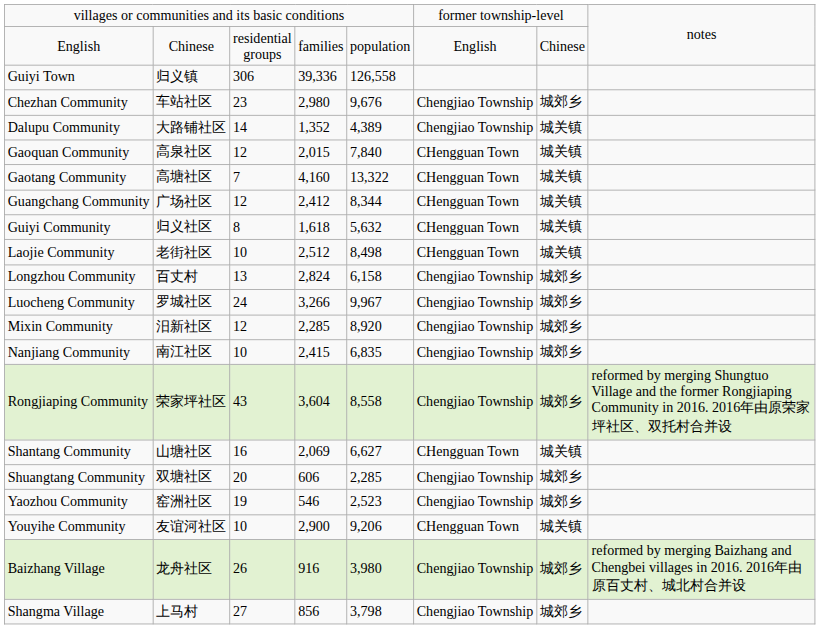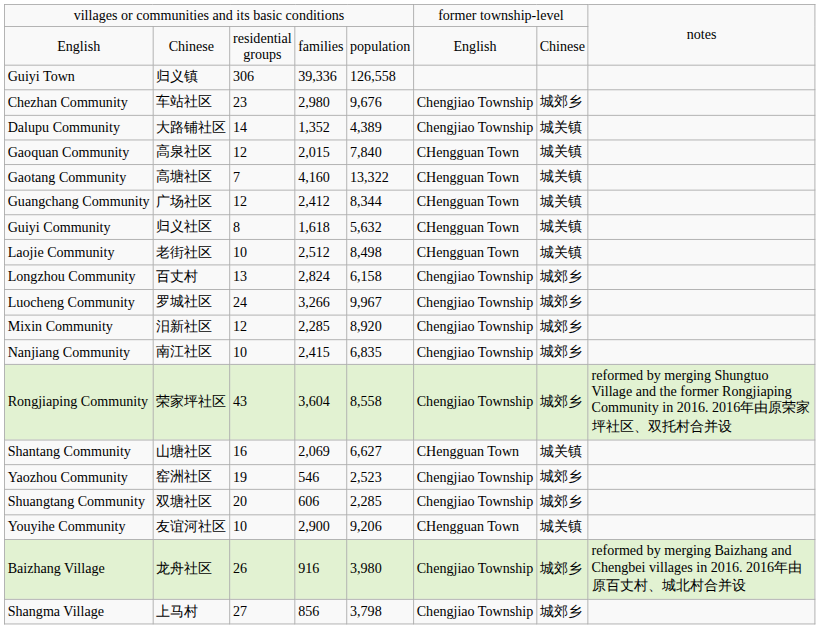rows swapped: (76, 477) <-> (68, 502)
